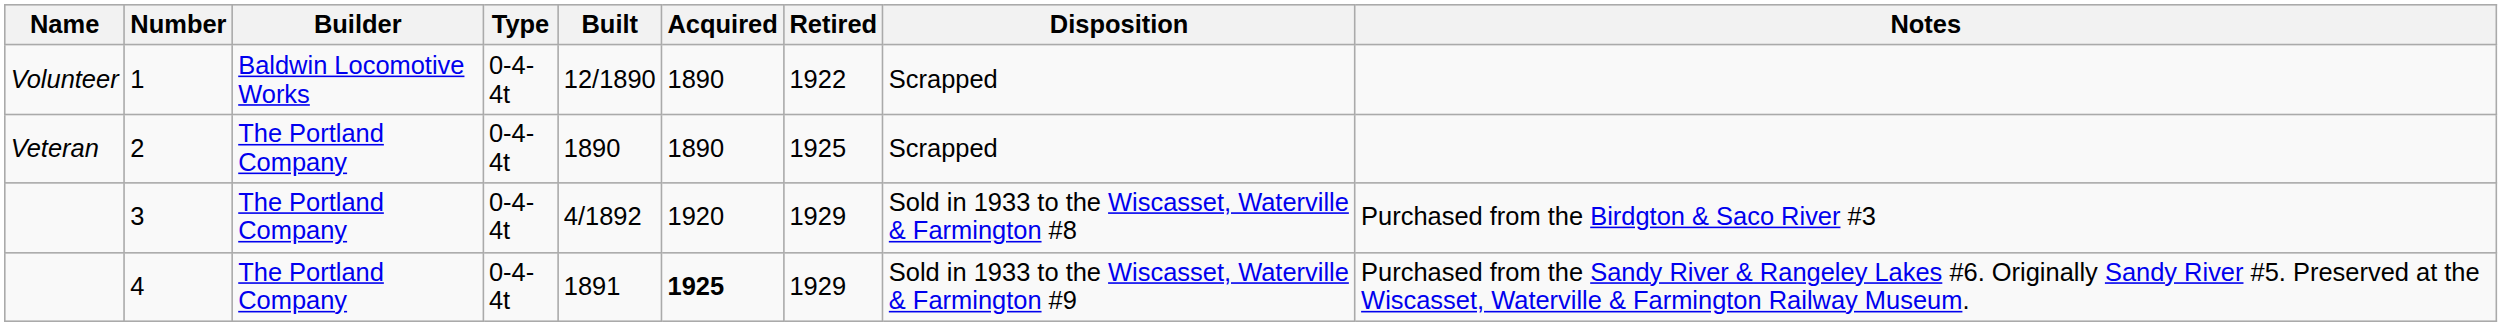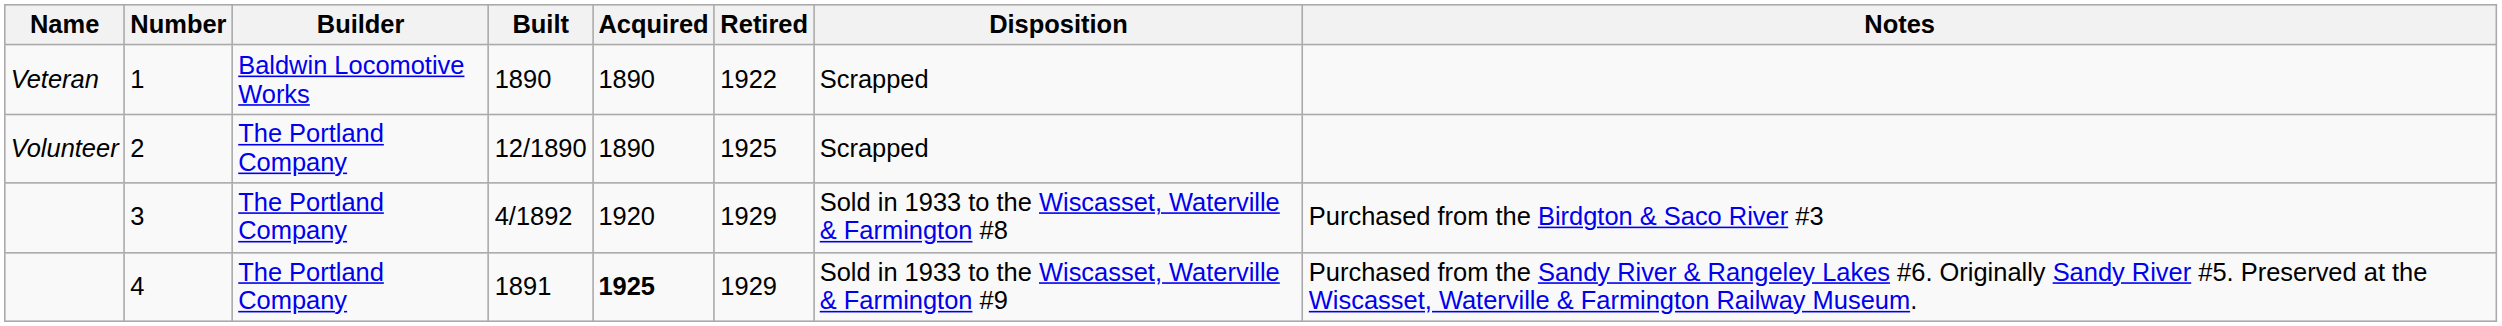- column: (521, 24)
(65, 79) Volunteer -> (55, 79) Veteran
(610, 79) 12/1890 -> (523, 79) 1890
(55, 148) Veteran -> (65, 148) Volunteer
(592, 148) 1890 -> (541, 148) 12/1890
